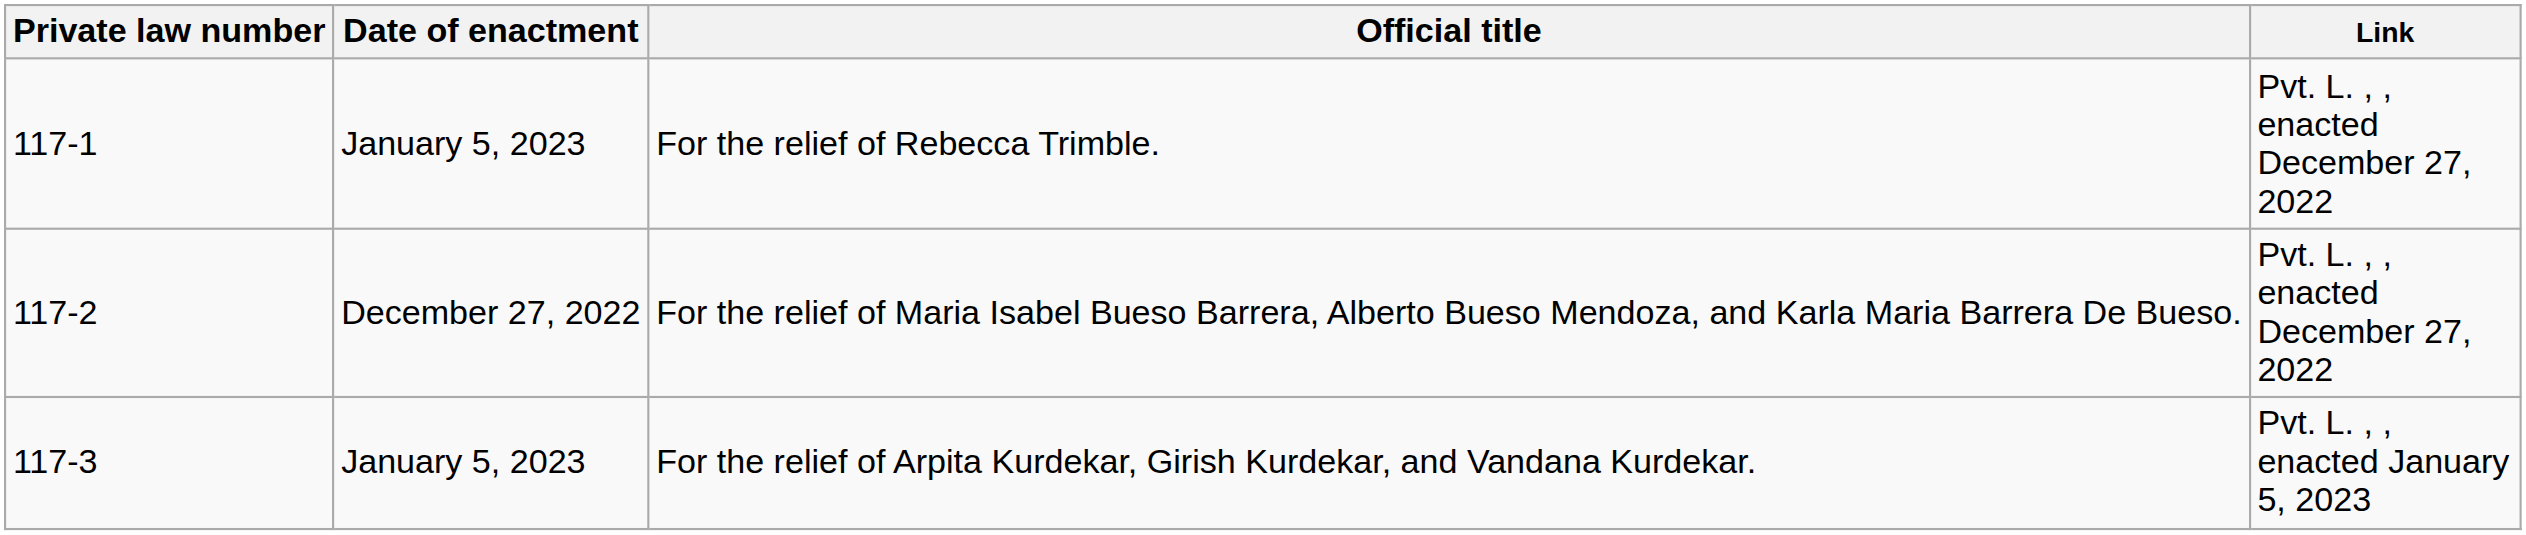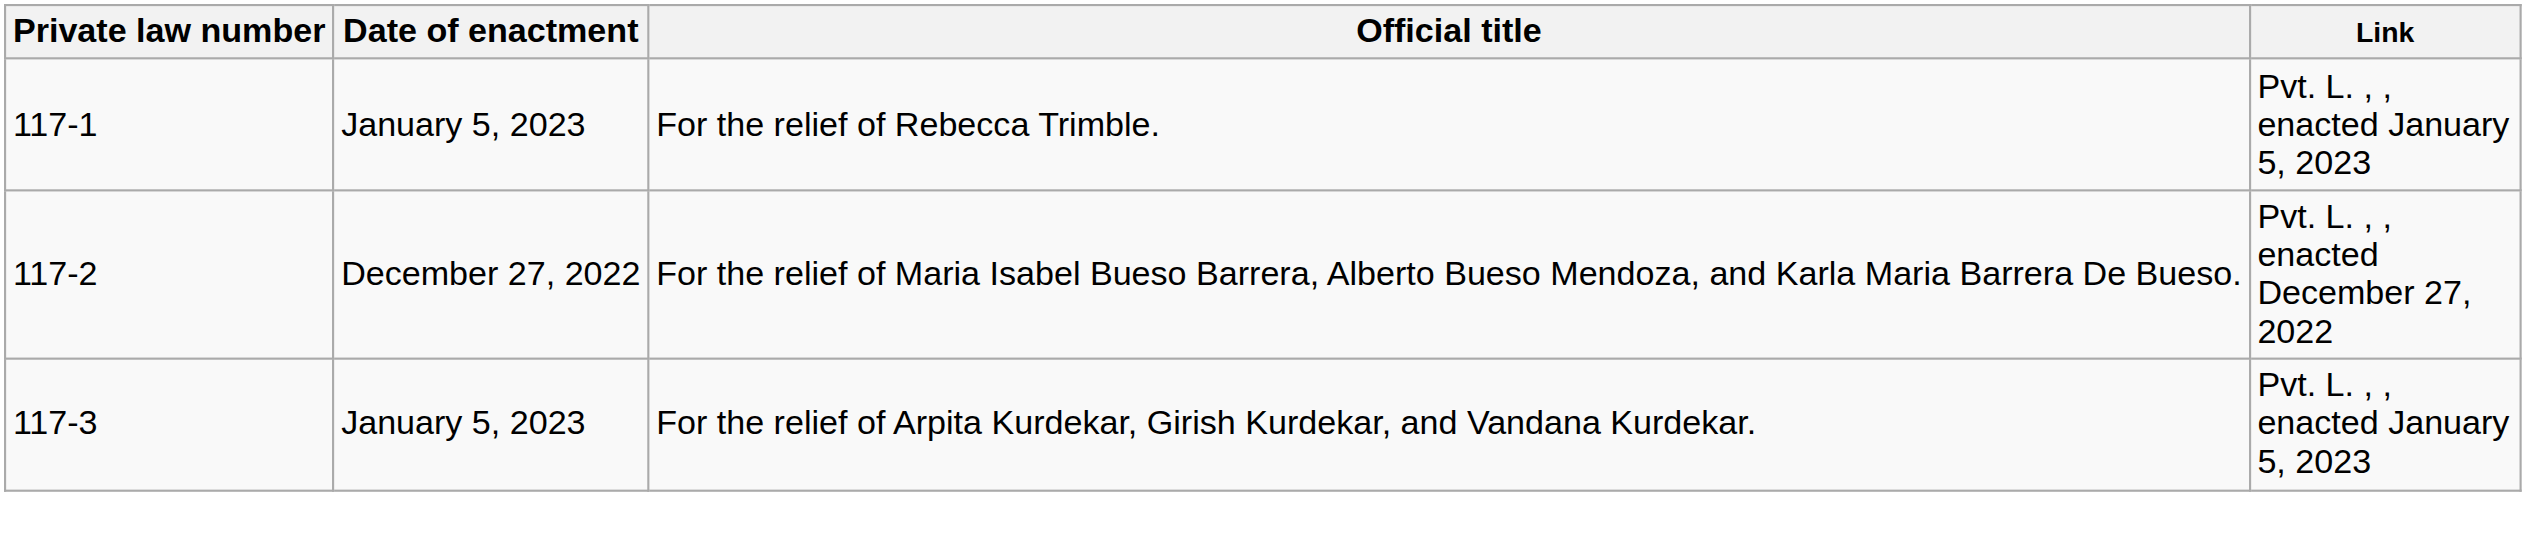(2364, 143) Pvt. L. , , enacted December 27, 2022 -> (2383, 123) Pvt. L. , , enacted January 5, 2023
